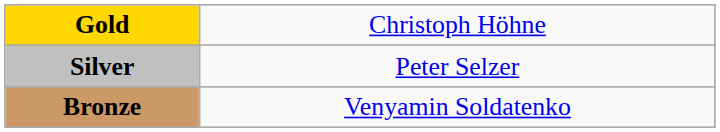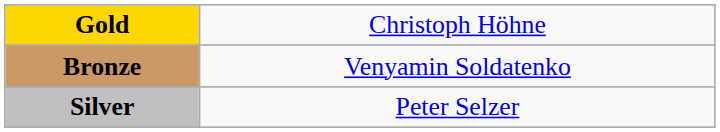rows swapped: (102, 65) <-> (102, 106)
